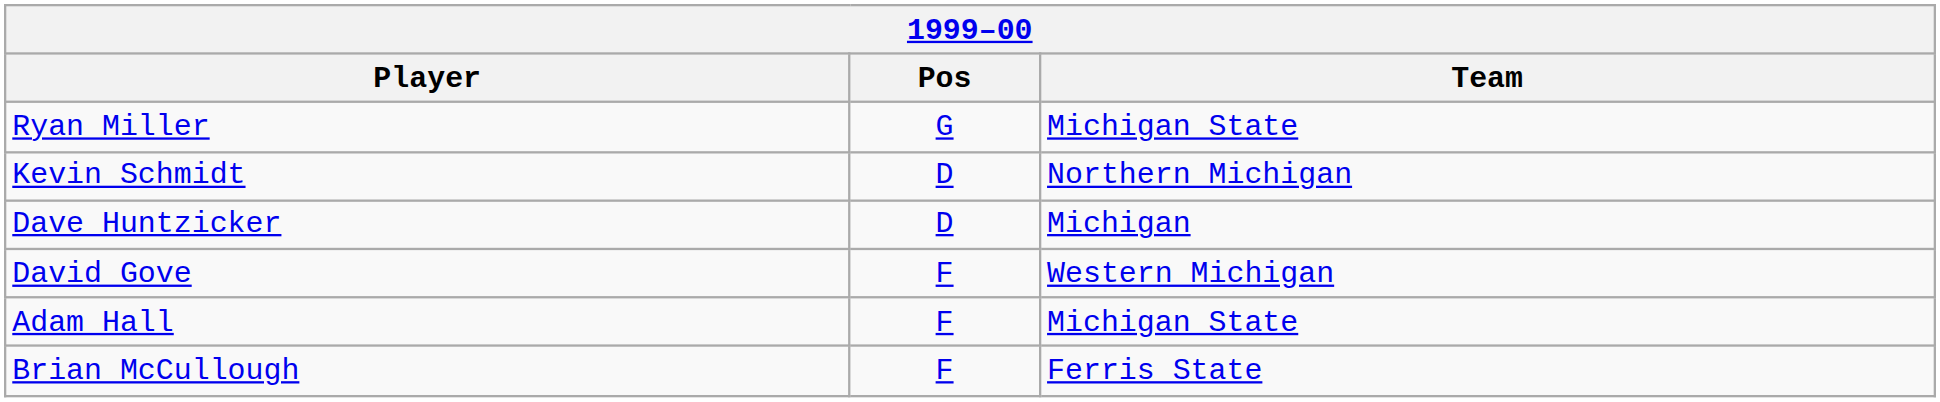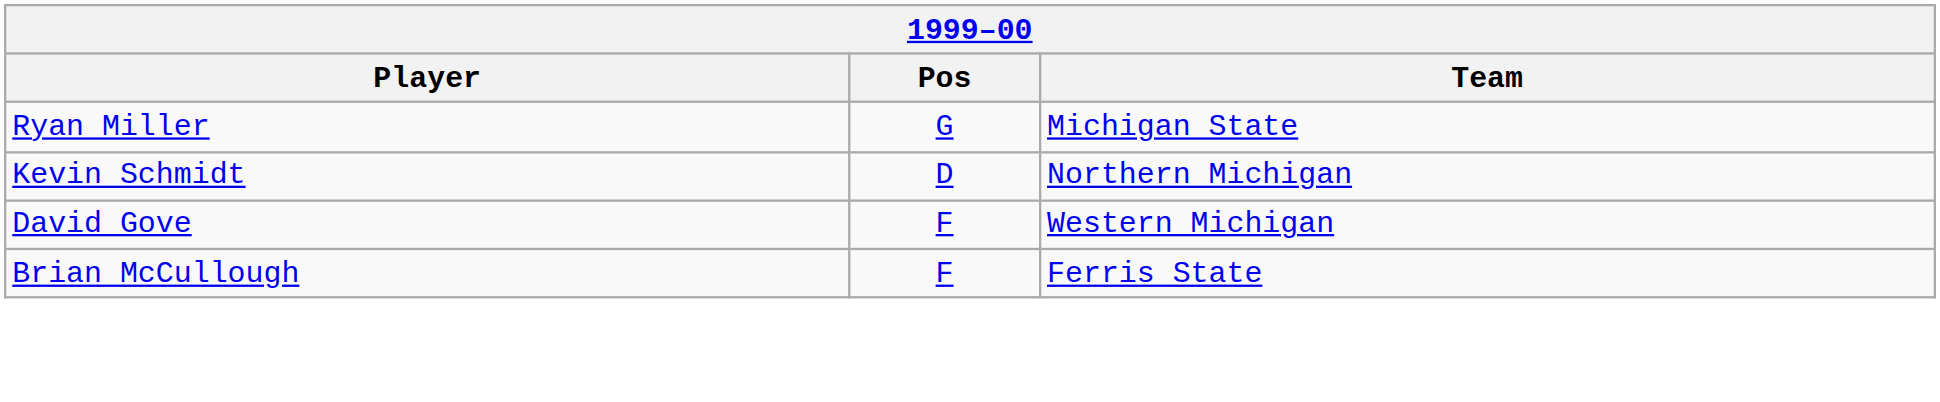- row: (147, 224)
- row: (93, 322)
